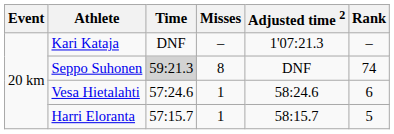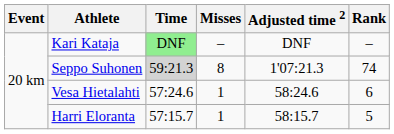(171, 44) no background -> (171, 44) lightgreen background
(297, 44) 1'07:21.3 -> (297, 44) DNF
(297, 68) DNF -> (297, 68) 1'07:21.3
